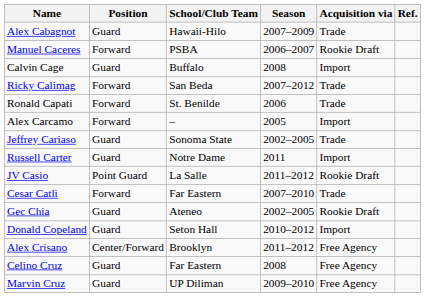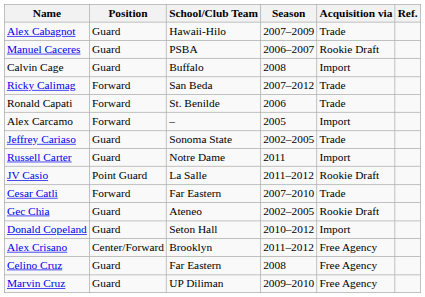(111, 49) Forward -> (106, 49) Guard
